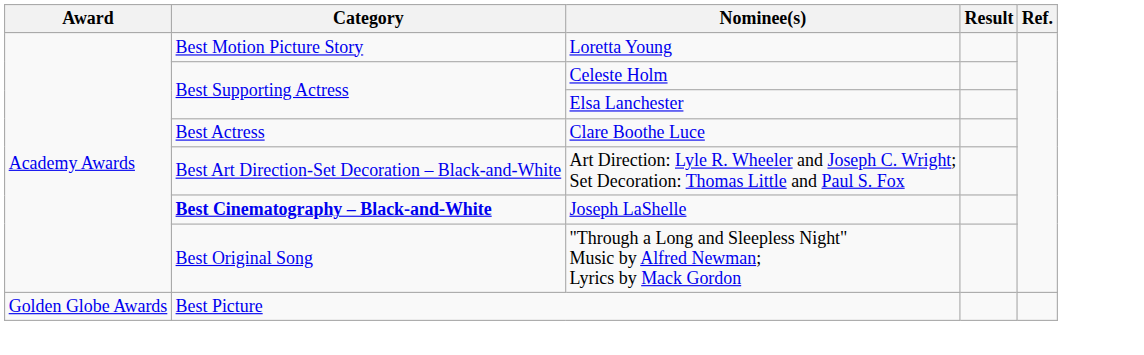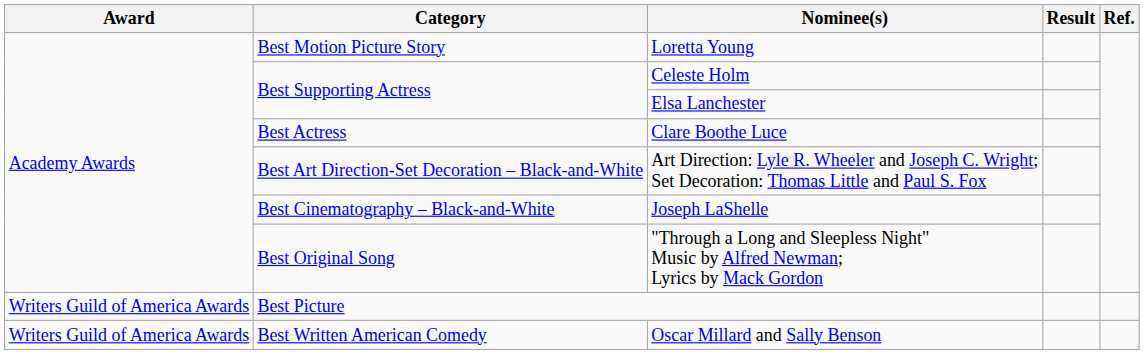(334, 209) bold -> (406, 209) normal
(88, 306) Golden Globe Awards -> (129, 306) Writers Guild of America Awards
+ row: (766, 334)
